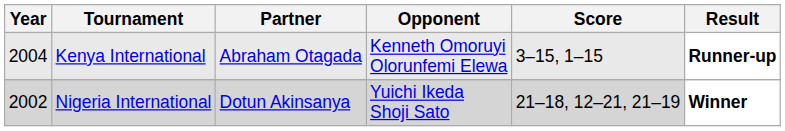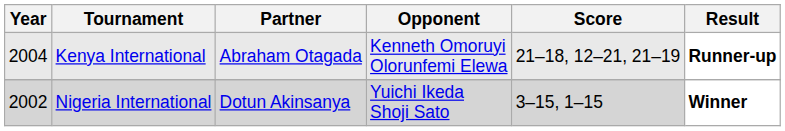(559, 56) 3–15, 1–15 -> (598, 56) 21–18, 12–21, 21–19
(598, 103) 21–18, 12–21, 21–19 -> (559, 103) 3–15, 1–15
